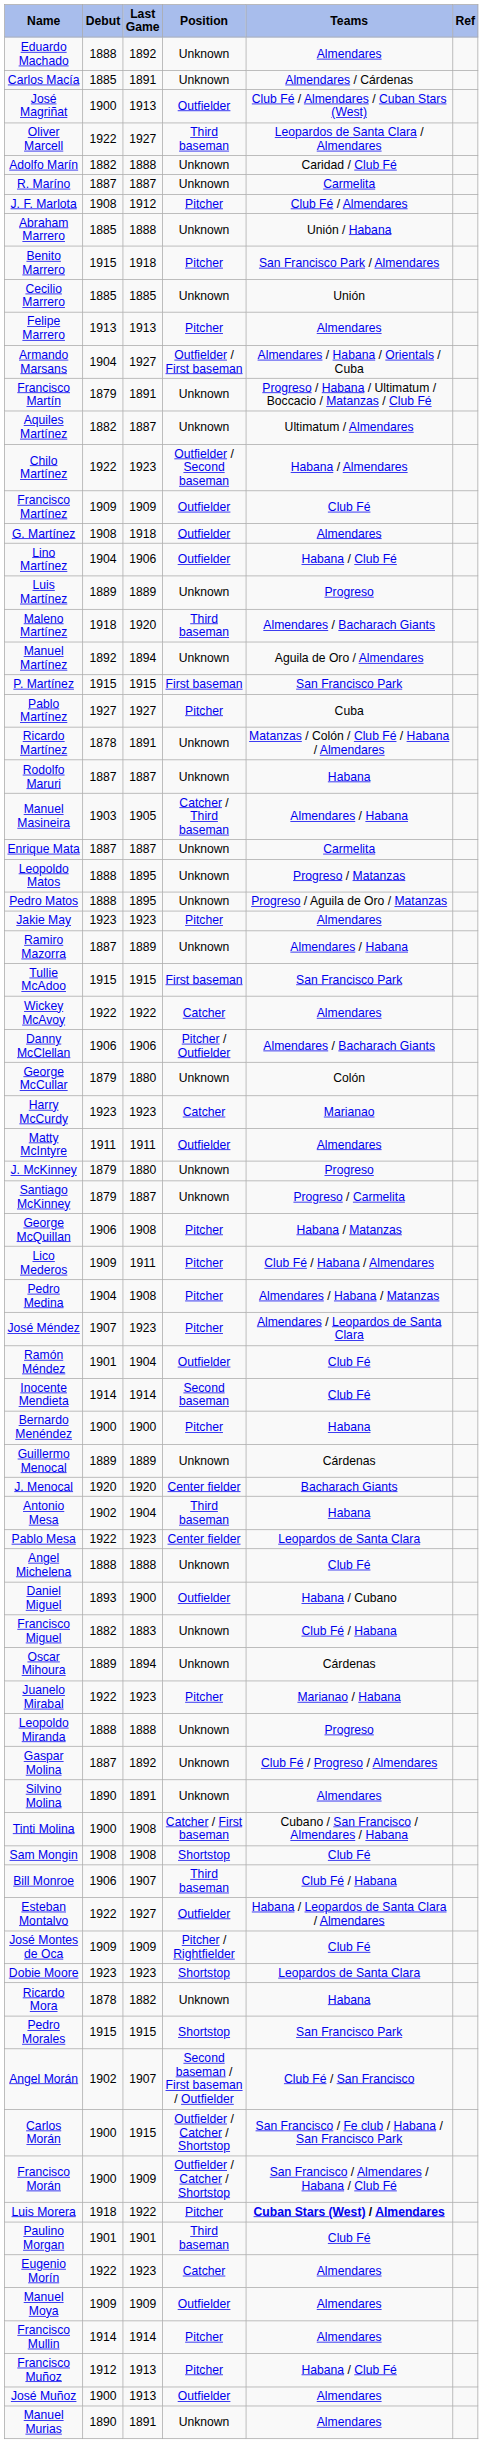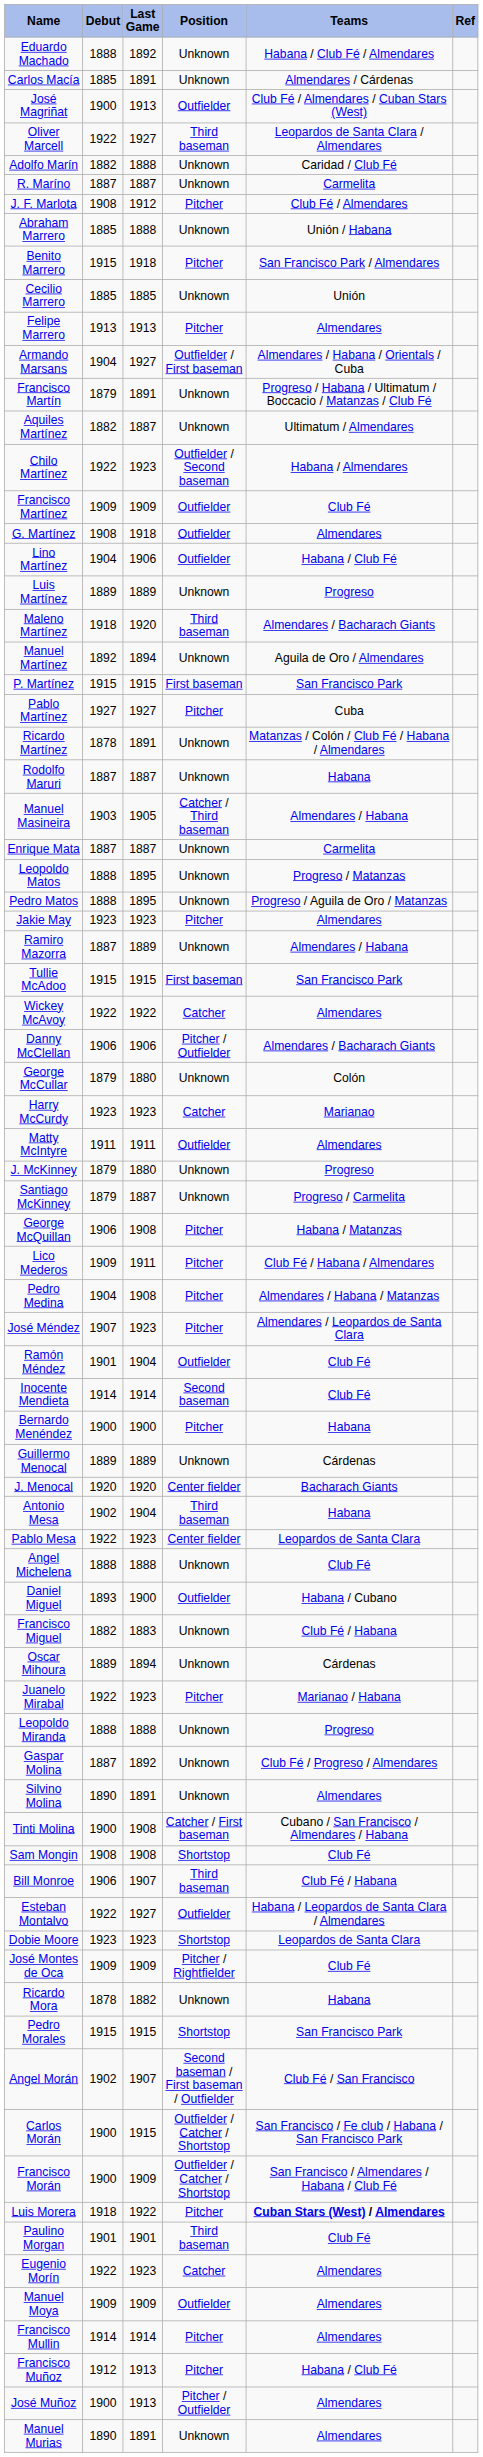(349, 53) Almendares -> (349, 53) Habana / Club Fé / Almendares
rows swapped: (44, 1947) <-> (44, 1973)
(204, 2396) Outfielder -> (204, 2403) Pitcher / Outfielder
